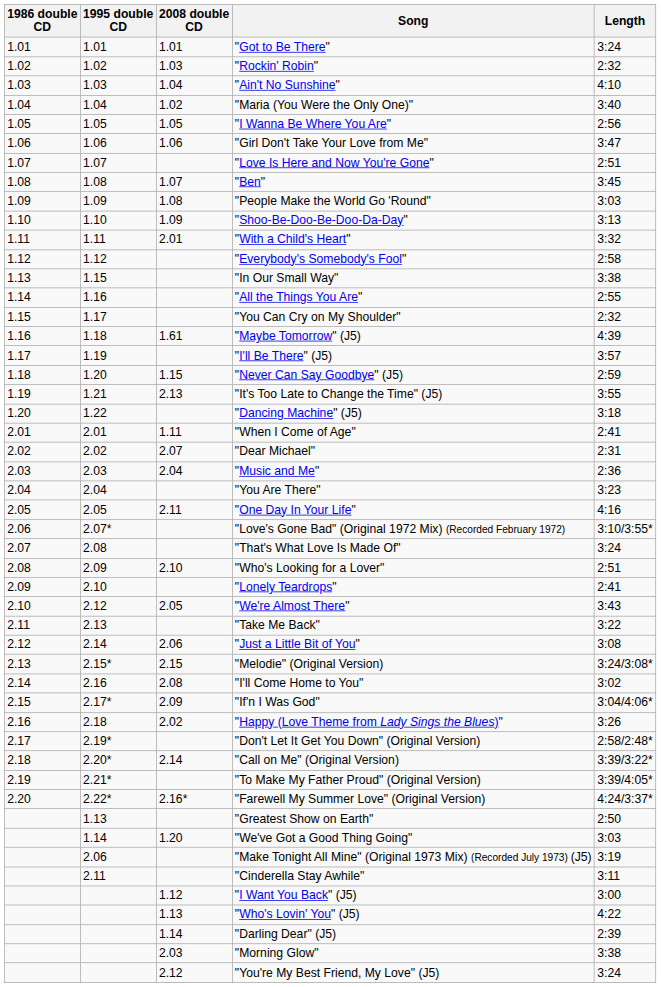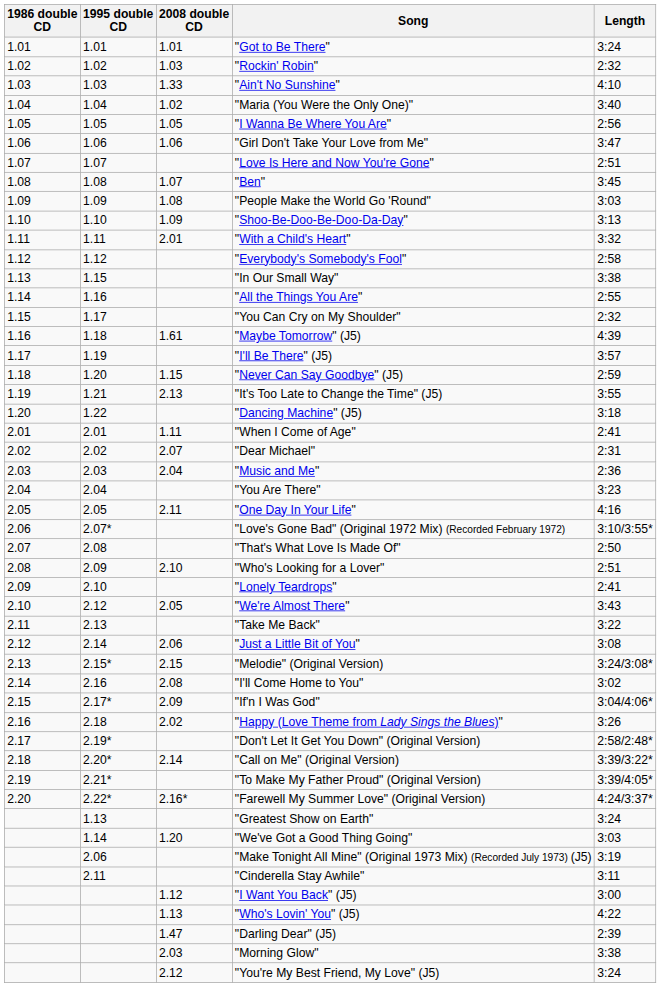(171, 85) 1.04 -> (171, 85) 1.33
(609, 548) 3:24 -> (609, 548) 2:50
(609, 818) 2:50 -> (609, 818) 3:24
(171, 934) 1.14 -> (171, 934) 1.47
